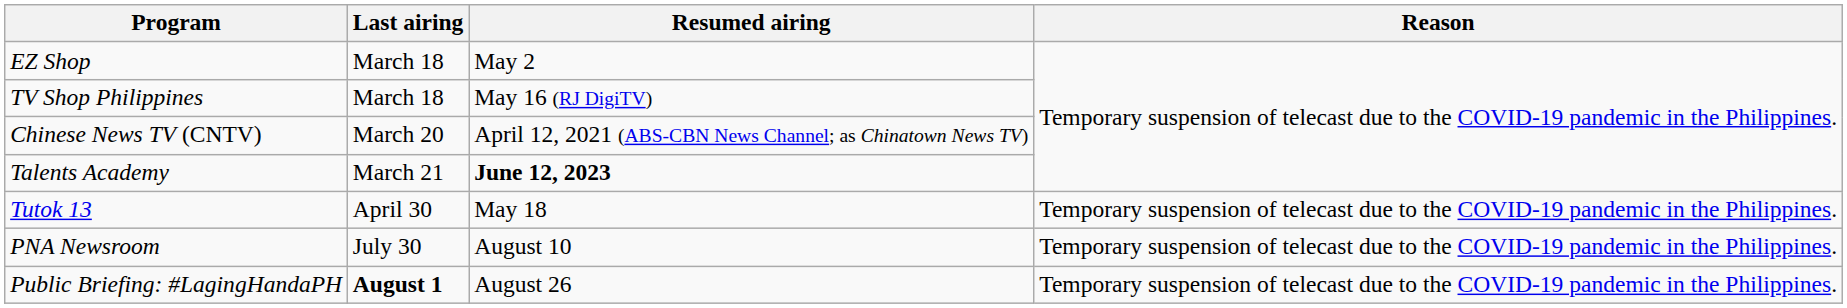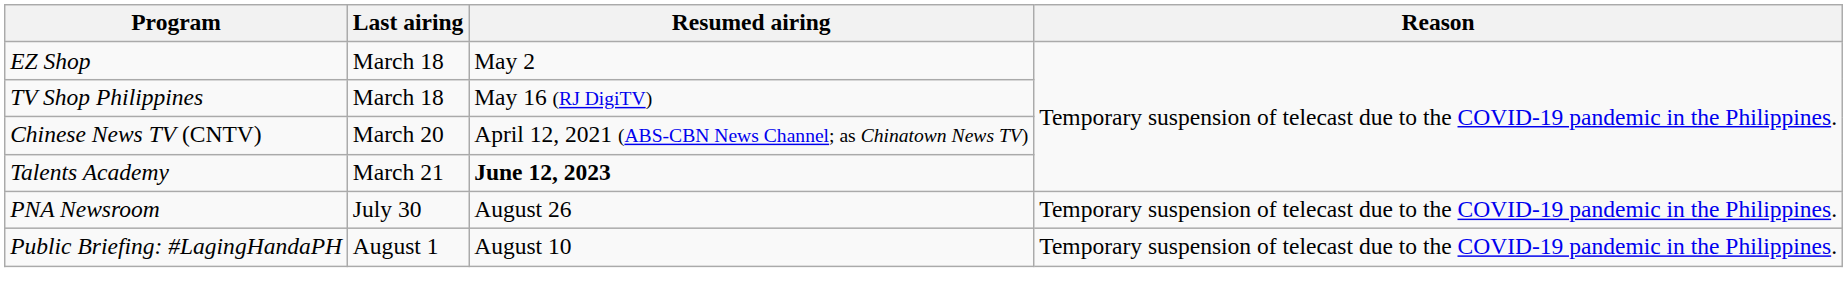- row: (51, 209)
(523, 246) August 10 -> (523, 209) August 26
(398, 284) bold -> (396, 246) normal
(523, 284) August 26 -> (523, 246) August 10
